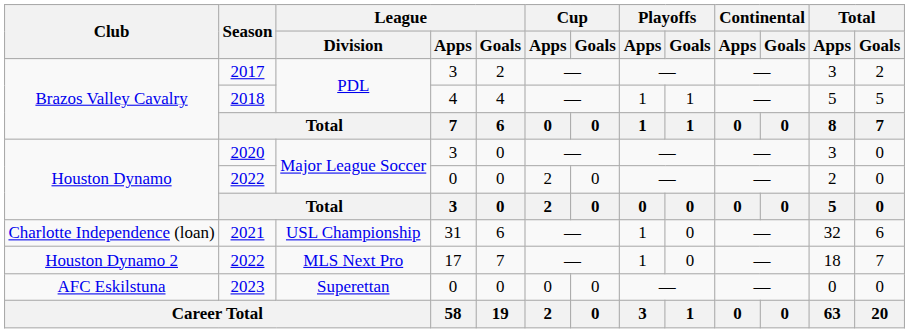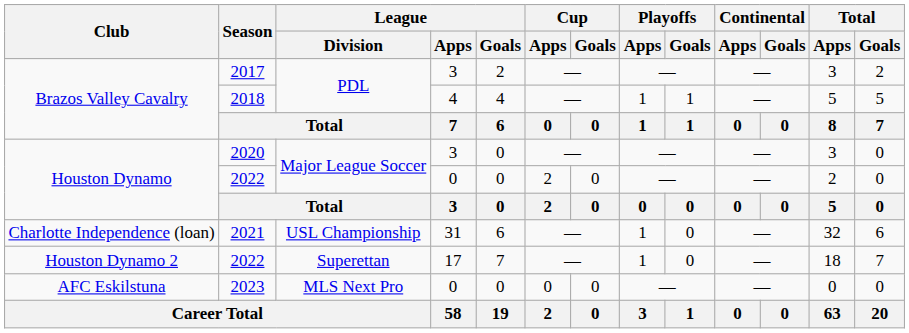(353, 260) MLS Next Pro -> (353, 260) Superettan
(353, 286) Superettan -> (353, 286) MLS Next Pro
